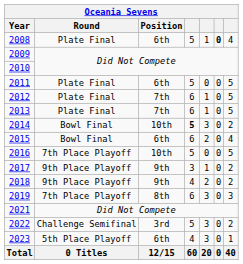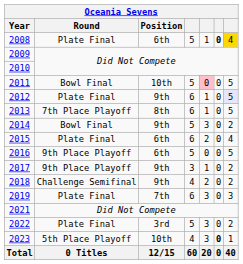(231, 40) no background -> (231, 40) gold background
(87, 82) Plate Final -> (87, 82) Bowl Final
(162, 82) 6th -> (162, 82) 10th
(207, 82) no background -> (207, 82) pink background
(162, 97) 7th -> (162, 97) 9th
(231, 97) no background -> (231, 97) lavender background
(87, 111) Plate Final -> (87, 111) 7th Place Playoff
(162, 111) 7th -> (162, 111) 8th
(162, 125) 10th -> (162, 125) 9th
(192, 125) bold -> (192, 125) normal
(87, 139) Bowl Final -> (87, 139) Plate Final
(87, 153) 7th Place Playoff -> (87, 153) 9th Place Playoff
(162, 153) 10th -> (162, 153) 6th
(87, 182) 9th Place Playoff -> (87, 182) Challenge Semifinal
(87, 196) 7th Place Playoff -> (87, 196) Plate Final
(162, 196) 8th -> (162, 196) 7th
(87, 224) Challenge Semifinal -> (87, 224) Plate Final
(162, 239) 6th -> (162, 239) 10th
(219, 239) normal -> (219, 239) bold
